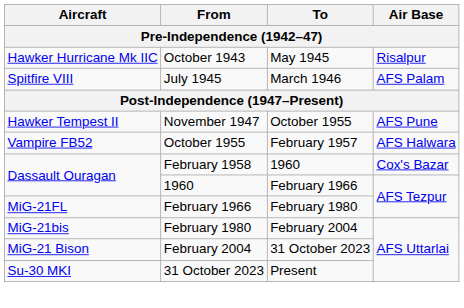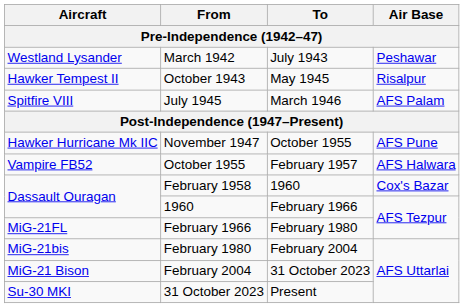+ row: (199, 57)
(83, 57) Hawker Hurricane Mk IIC -> (63, 79) Hawker Tempest II
(63, 121) Hawker Tempest II -> (83, 143) Hawker Hurricane Mk IIC
